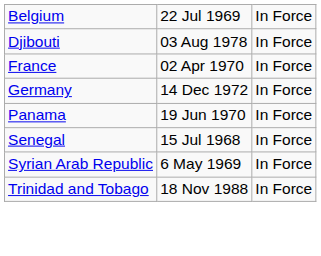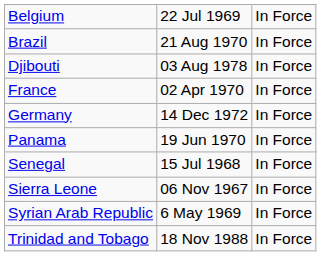+ row: (27, 41)
+ row: (52, 189)
